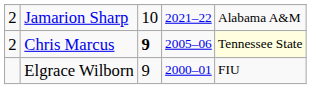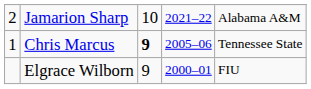(13, 44) 2 -> (13, 44) 1
(260, 44) lightyellow background -> (260, 44) no background
